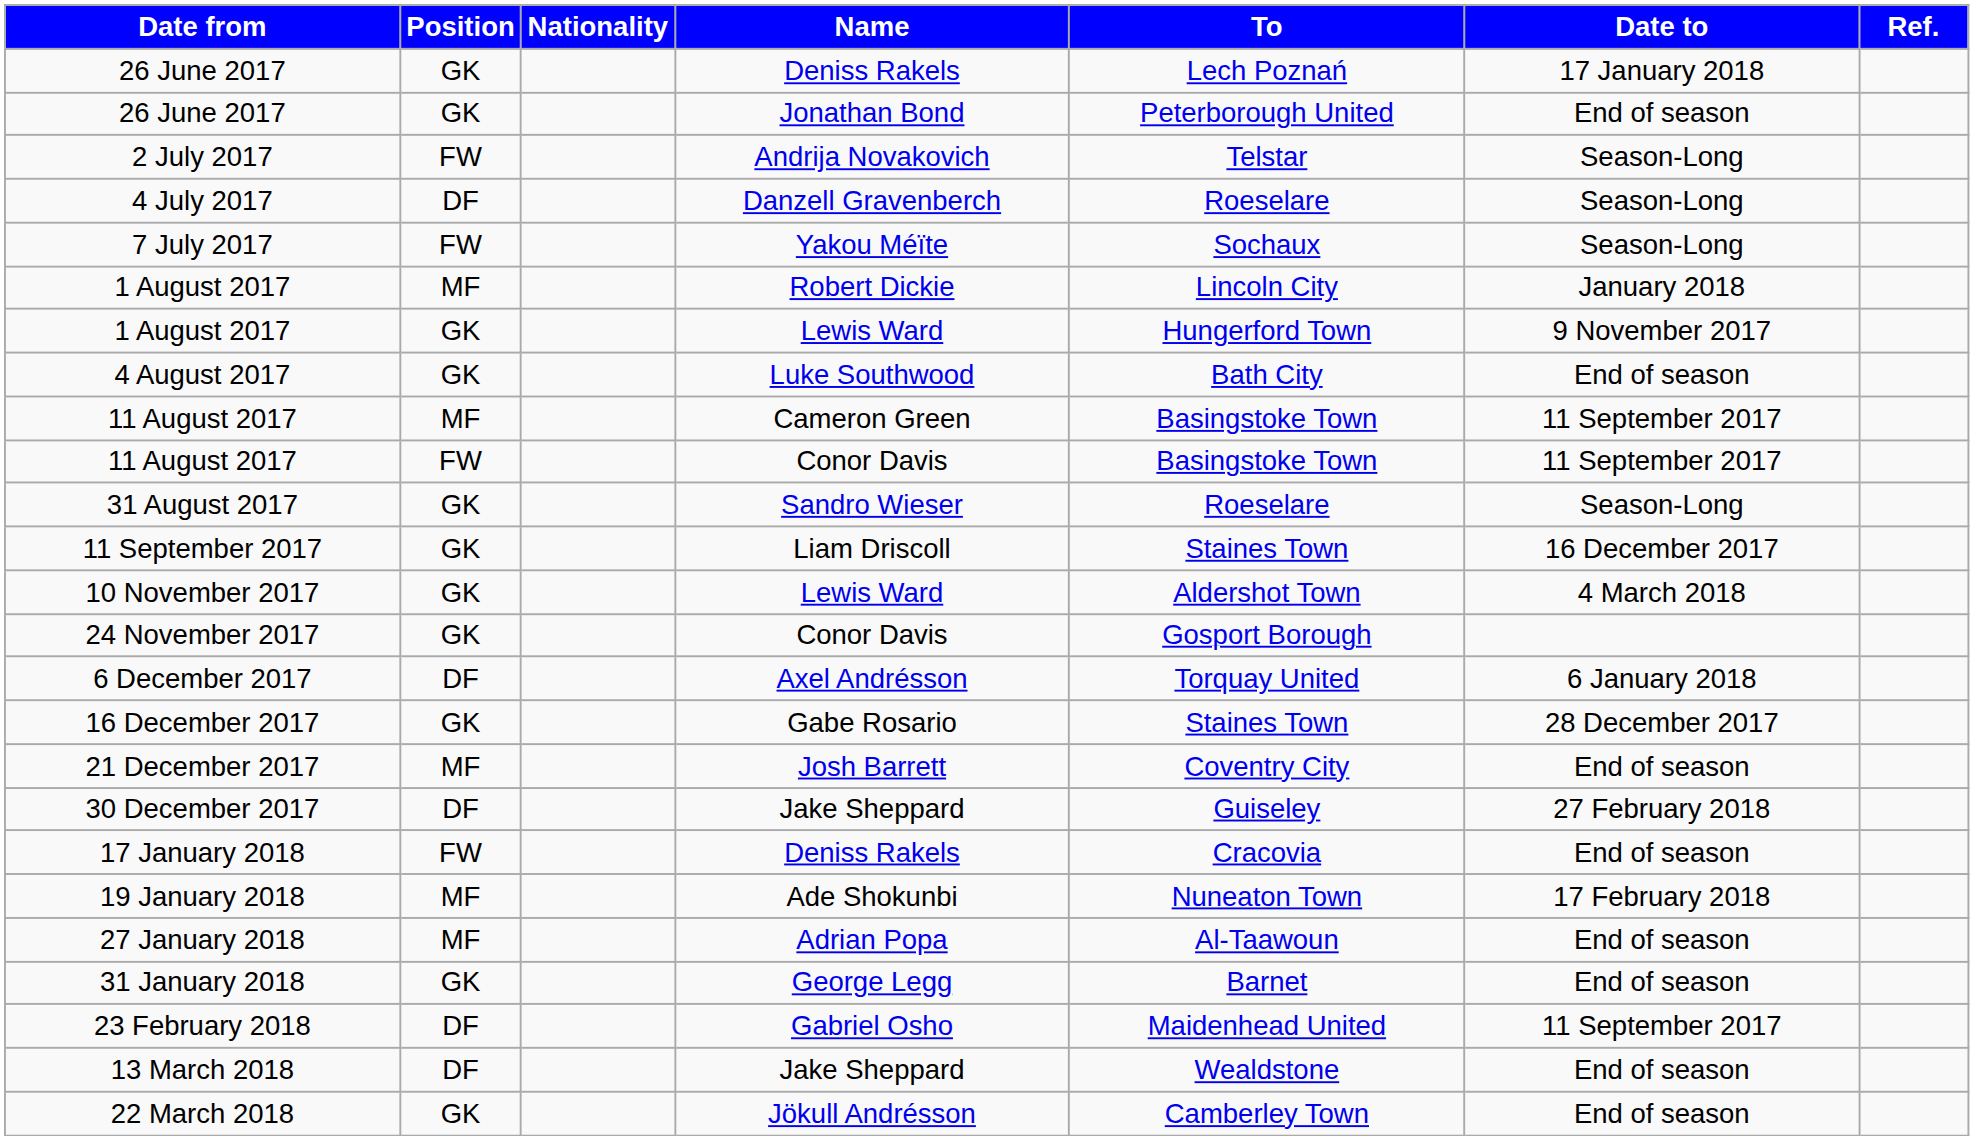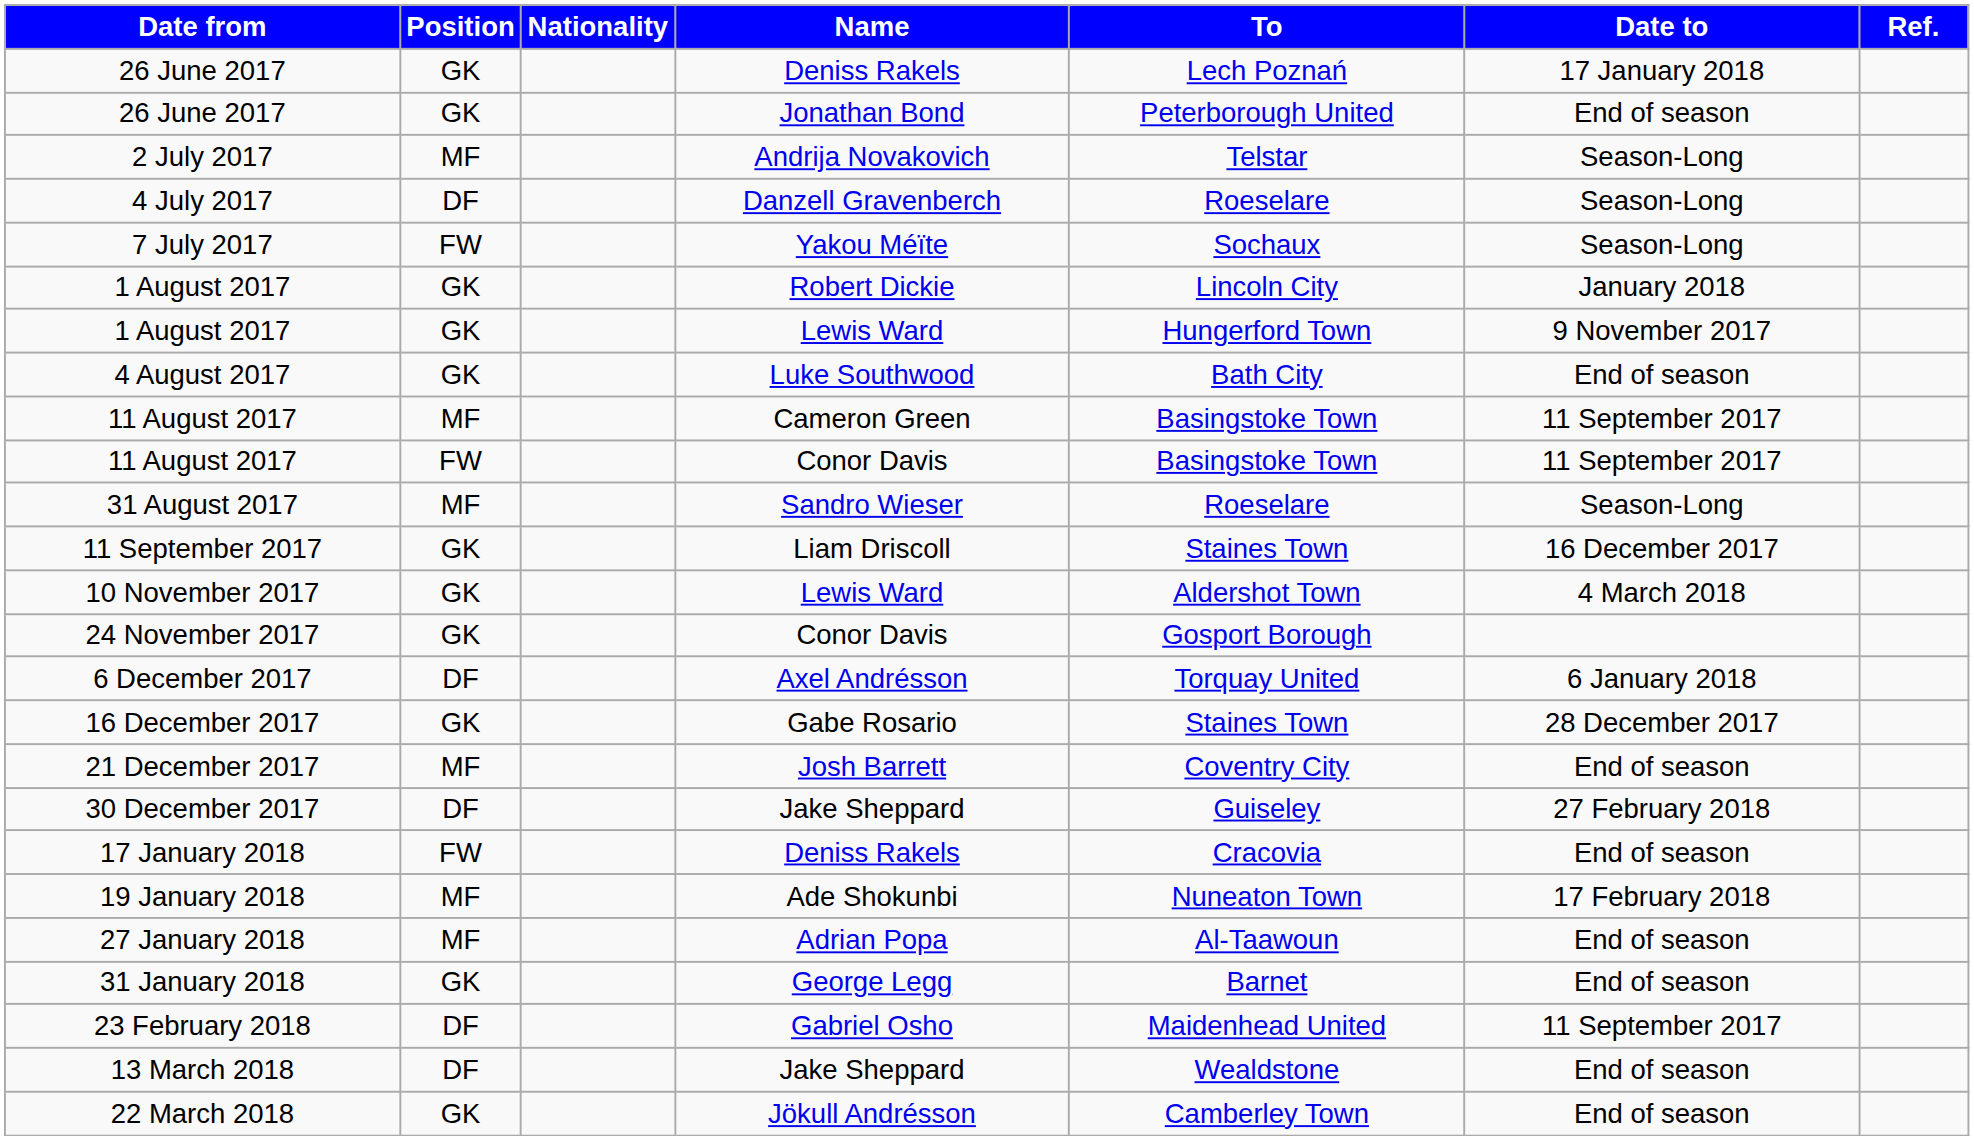(460, 157) FW -> (460, 157) MF
(460, 288) MF -> (461, 288) GK
(461, 505) GK -> (460, 505) MF
